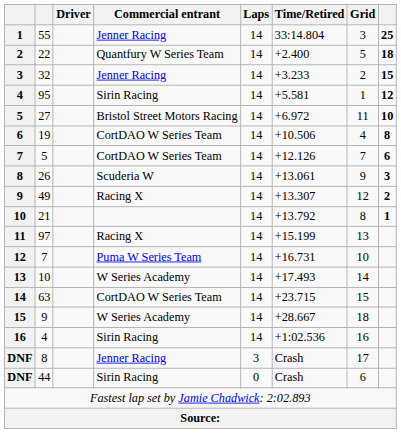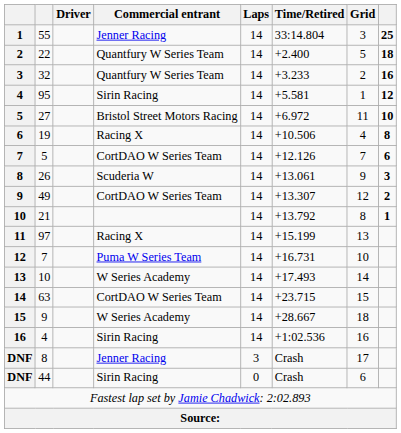(131, 75) Jenner Racing -> (160, 75) Quantfury W Series Team
(387, 75) 15 -> (387, 75) 16
(159, 136) CortDAO W Series Team -> (120, 136) Racing X
(120, 196) Racing X -> (159, 196) CortDAO W Series Team
